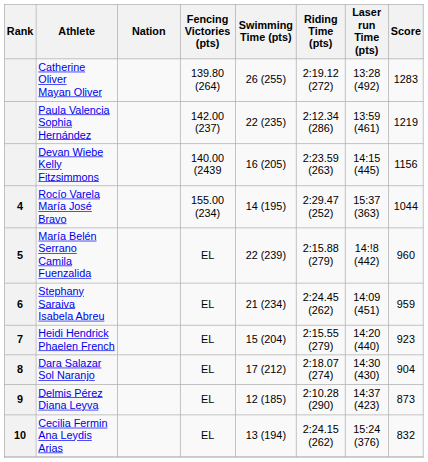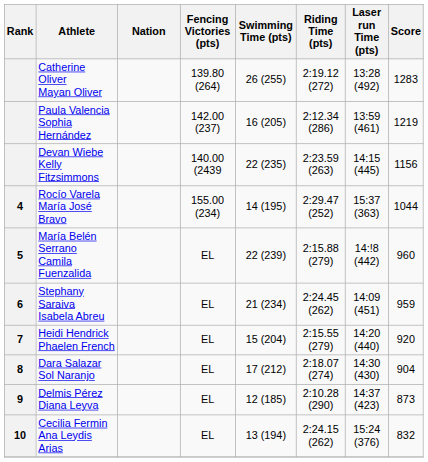(266, 122) 22 (235) -> (266, 122) 16 (205)
(266, 164) 16 (205) -> (266, 164) 22 (235)
(406, 339) 923 -> (406, 339) 920
